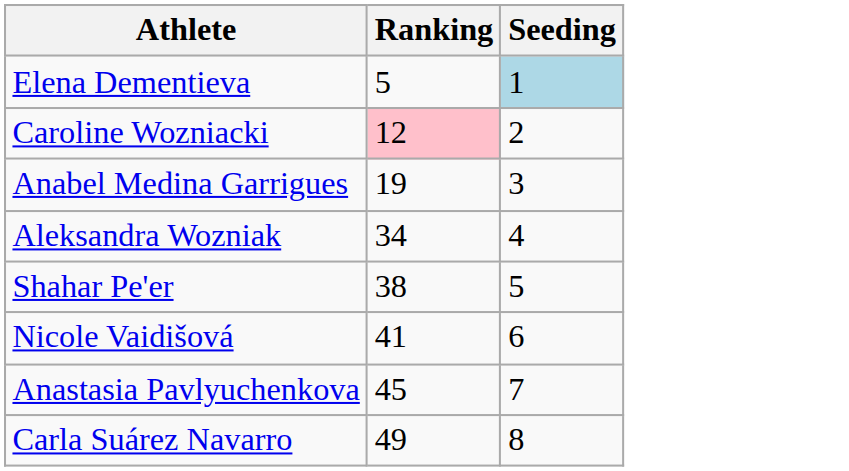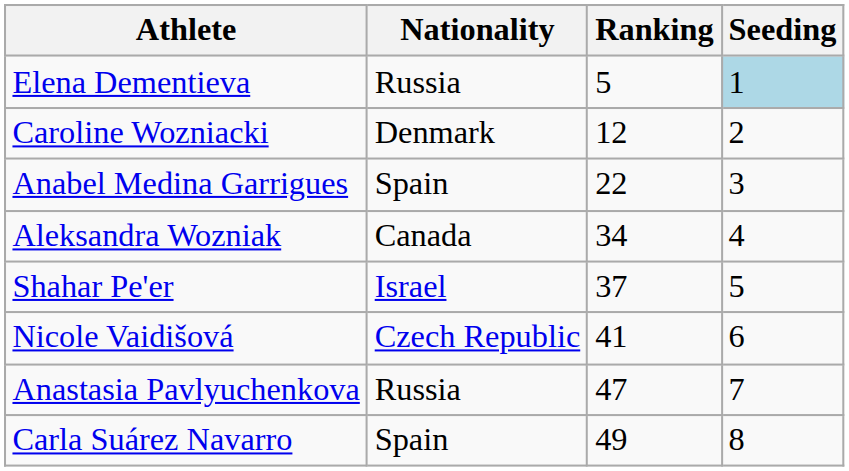+ column: (477, 30)
(391, 132) pink background -> (611, 132) no background
(391, 183) 19 -> (611, 183) 22
(391, 286) 38 -> (611, 286) 37
(391, 388) 45 -> (611, 388) 47
